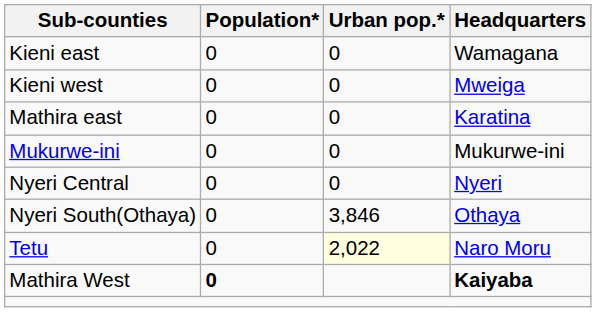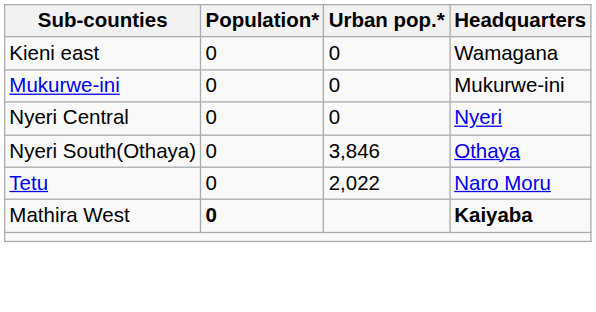- row: (56, 85)
- row: (66, 118)
(354, 248) lightyellow background -> (354, 183) no background
